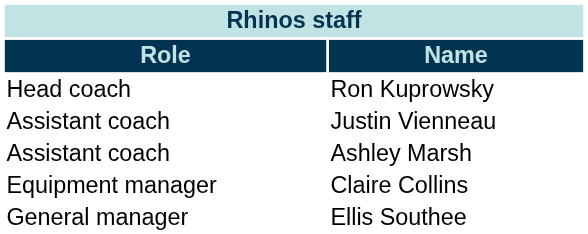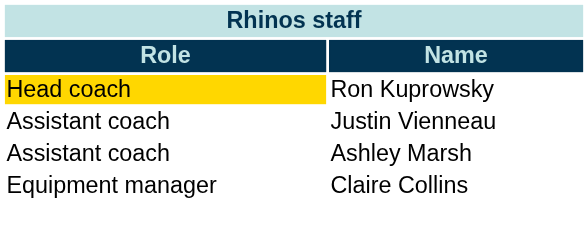(69, 89) no background -> (69, 89) gold background
- row: (399, 217)
